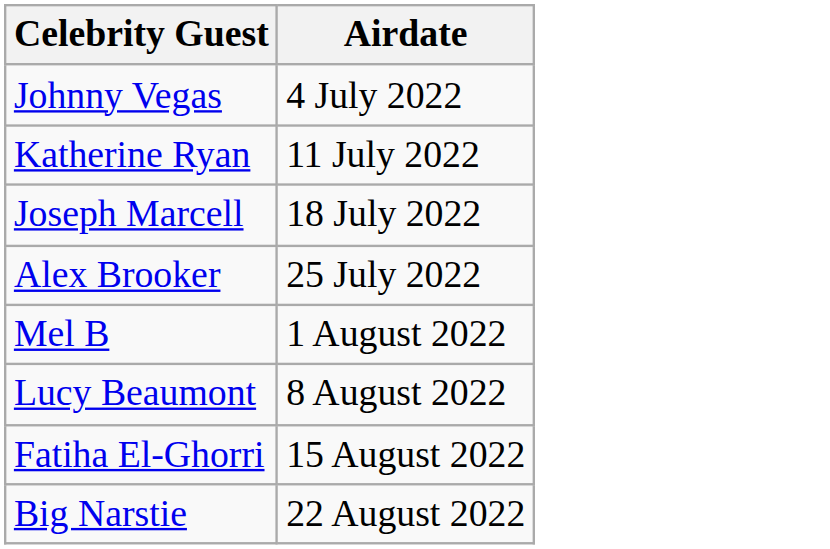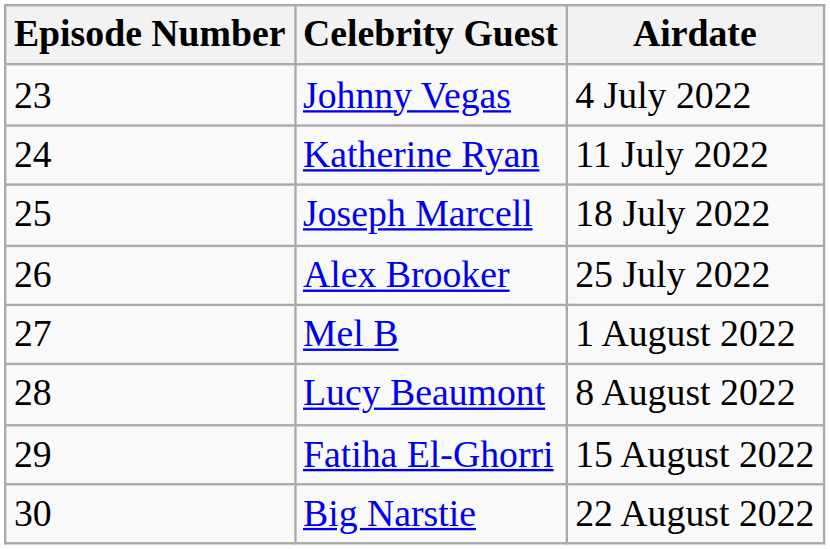+ column: (150, 34)
